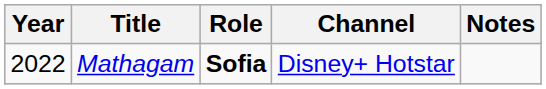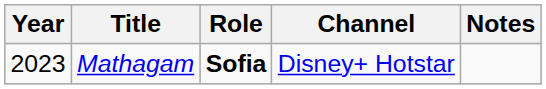(38, 63) 2022 -> (38, 63) 2023
